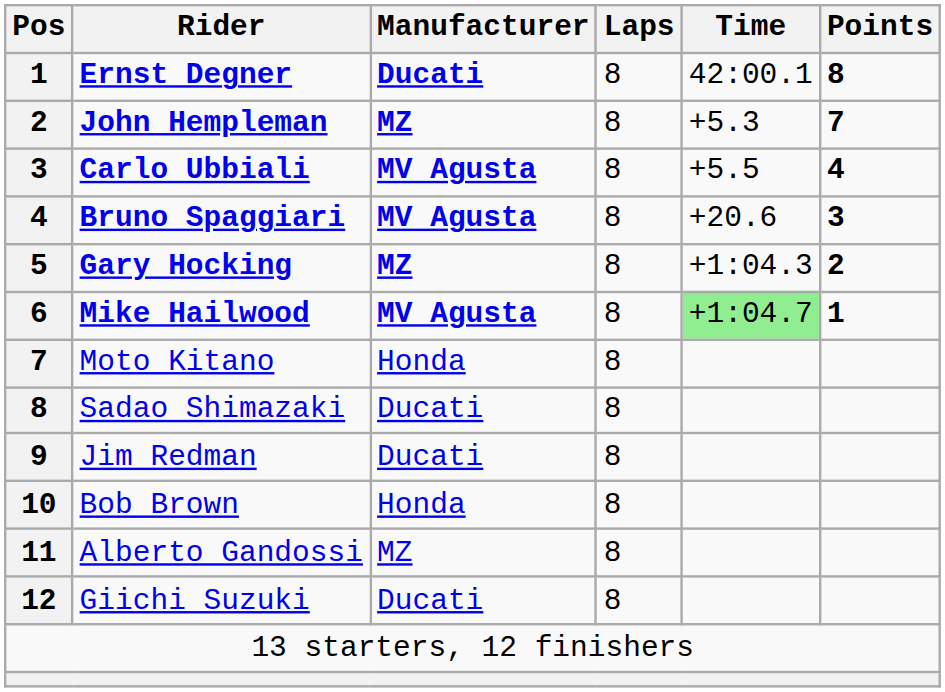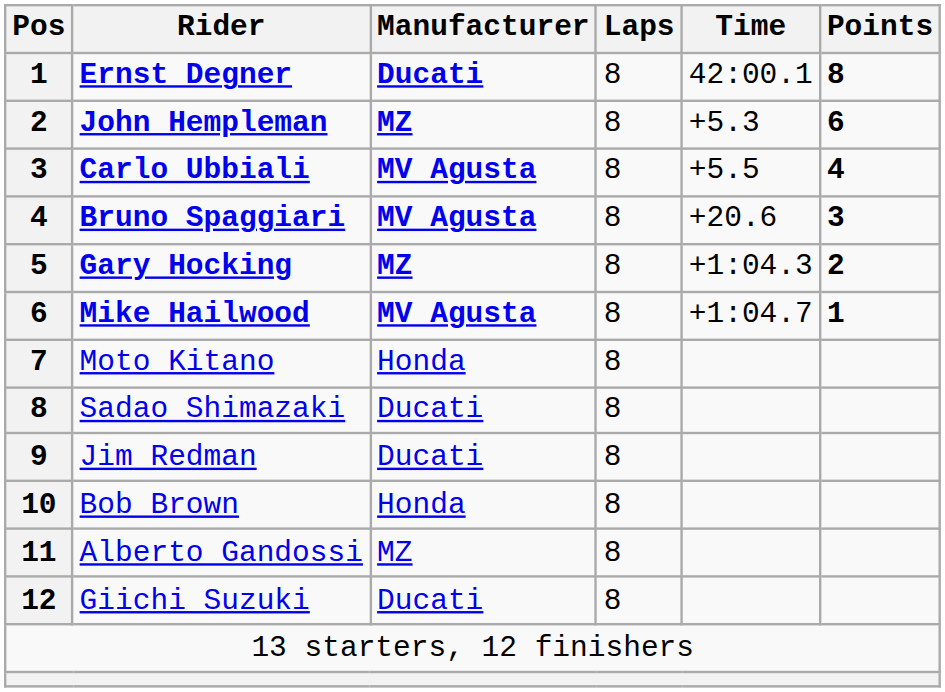(836, 125) 7 -> (836, 125) 6
(751, 315) lightgreen background -> (751, 315) no background
